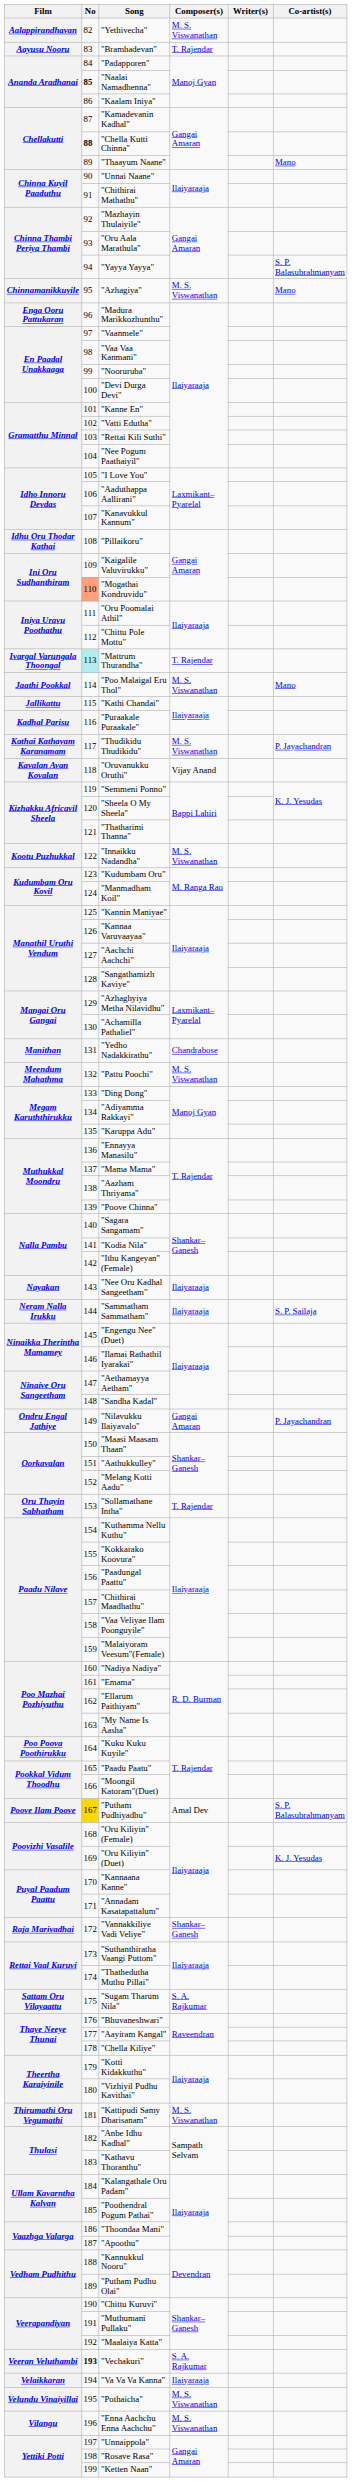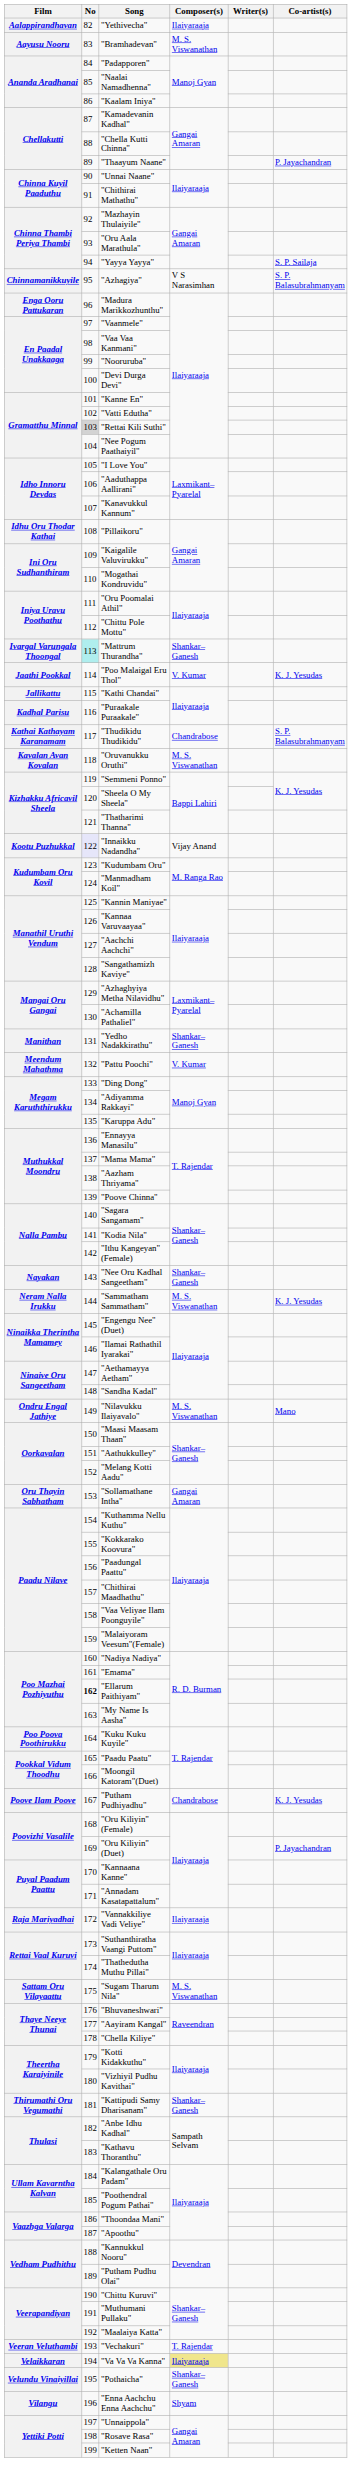(195, 30) M. S. Viswanathan -> (190, 25) Ilaiyaraaja
(192, 49) T. Rajendar -> (195, 44) M. S. Viswanathan
(88, 82) bold -> (88, 82) normal
(88, 143) bold -> (88, 143) normal
(285, 162) Mano -> (303, 162) P. Jayachandran
(310, 267) S. P. Balasubrahmanyam -> (296, 262) S. P. Sailaja
(195, 291) M. S. Viswanathan -> (193, 281) V S Narasimhan
(285, 291) Mano -> (310, 281) S. P. Balasubrahmanyam
(90, 437) no background -> (90, 427) lightgrey background
(90, 589) lightsalmon background -> (90, 579) no background
(192, 661) T. Rajendar -> (188, 651) Shankar–Ganesh
(195, 684) M. S. Viswanathan -> (189, 674) V. Kumar
(285, 684) Mano -> (299, 674) K. J. Yesudas
(195, 746) M. S. Viswanathan -> (195, 736) Chandrabose
(303, 746) P. Jayachandran -> (310, 736) S. P. Balasubrahmanyam
(194, 770) Vijay Anand -> (195, 760) M. S. Viswanathan
(90, 855) no background -> (90, 846) lavender background
(195, 855) M. S. Viswanathan -> (194, 846) Vijay Anand
(195, 1050) Chandrabose -> (188, 1040) Shankar–Ganesh
(195, 1074) M. S. Viswanathan -> (189, 1064) V. Kumar
(190, 1287) Ilaiyaraaja -> (188, 1277) Shankar–Ganesh
(190, 1311) Ilaiyaraaja -> (195, 1301) M. S. Viswanathan
(296, 1311) S. P. Sailaja -> (299, 1301) K. J. Yesudas
(186, 1420) Gangai Amaran -> (195, 1410) M. S. Viswanathan
(303, 1420) P. Jayachandran -> (285, 1410) Mano
(192, 1506) T. Rajendar -> (186, 1496) Gangai Amaran
(90, 1701) normal -> (90, 1691) bold
(90, 1810) gold background -> (90, 1800) no background
(190, 1810) Amal Dev -> (195, 1800) Chandrabose
(310, 1810) S. P. Balasubrahmanyam -> (299, 1800) K. J. Yesudas
(299, 1858) K. J. Yesudas -> (303, 1848) P. Jayachandran
(188, 1929) Shankar–Ganesh -> (190, 1920) Ilaiyaraaja
(189, 2001) S. A. Rajkumar -> (195, 1991) M. S. Viswanathan
(195, 2114) M. S. Viswanathan -> (188, 2105) Shankar–Ganesh
(90, 2361) bold -> (90, 2346) normal
(189, 2361) S. A. Rajkumar -> (192, 2346) T. Rajendar
(190, 2380) no background -> (190, 2360) khaki background
(195, 2399) M. S. Viswanathan -> (188, 2379) Shankar–Ganesh
(195, 2423) M. S. Viswanathan -> (184, 2403) Shyam
